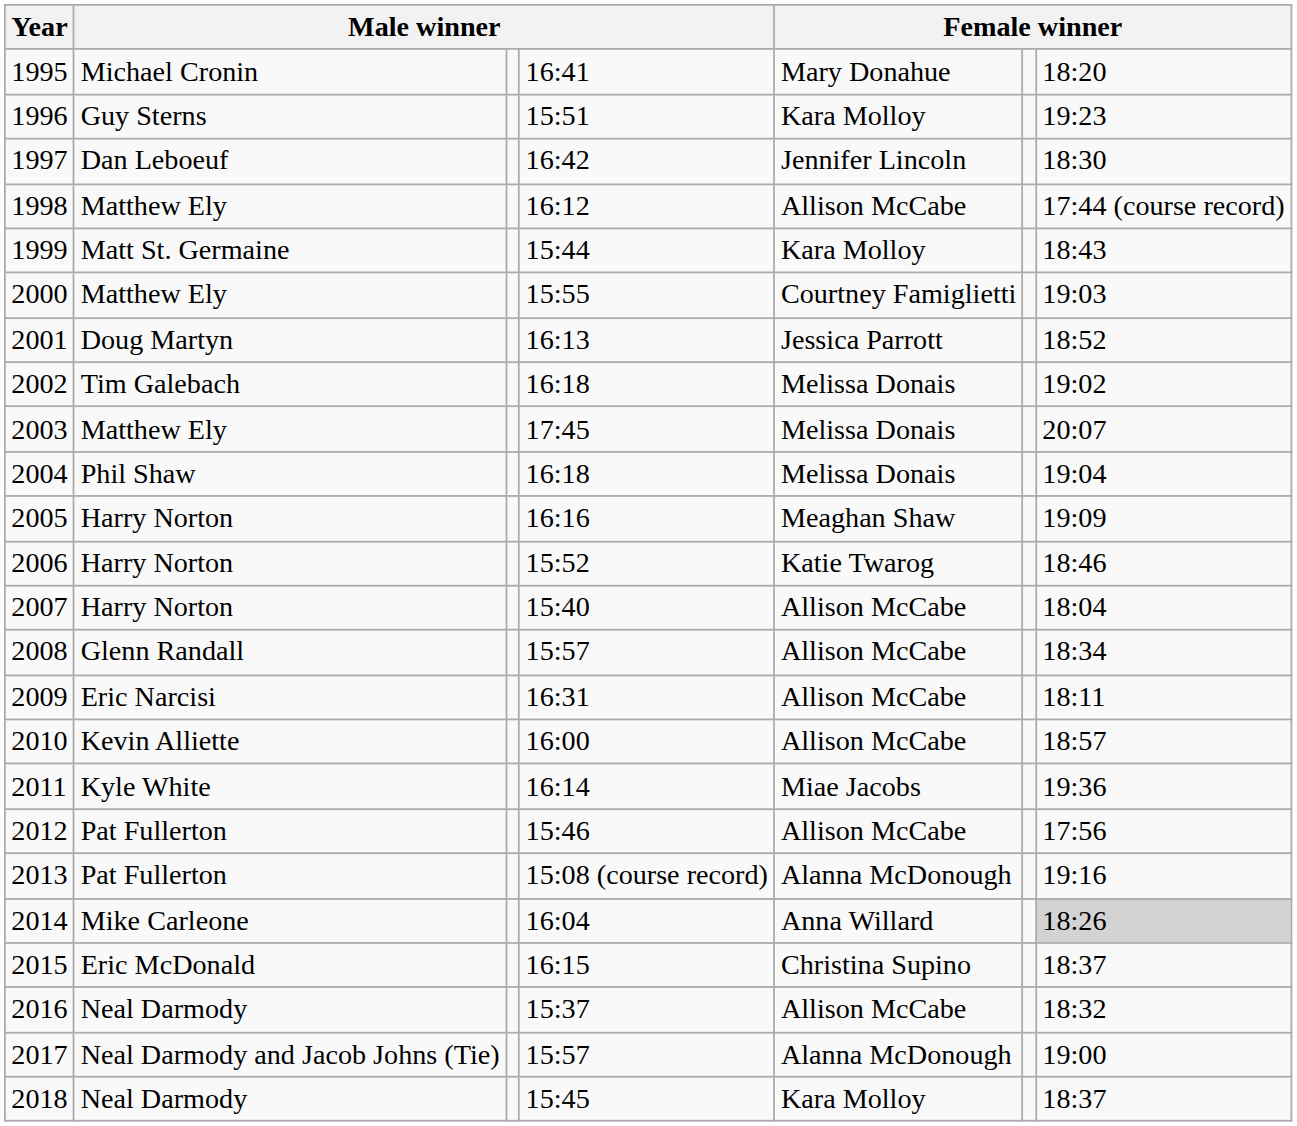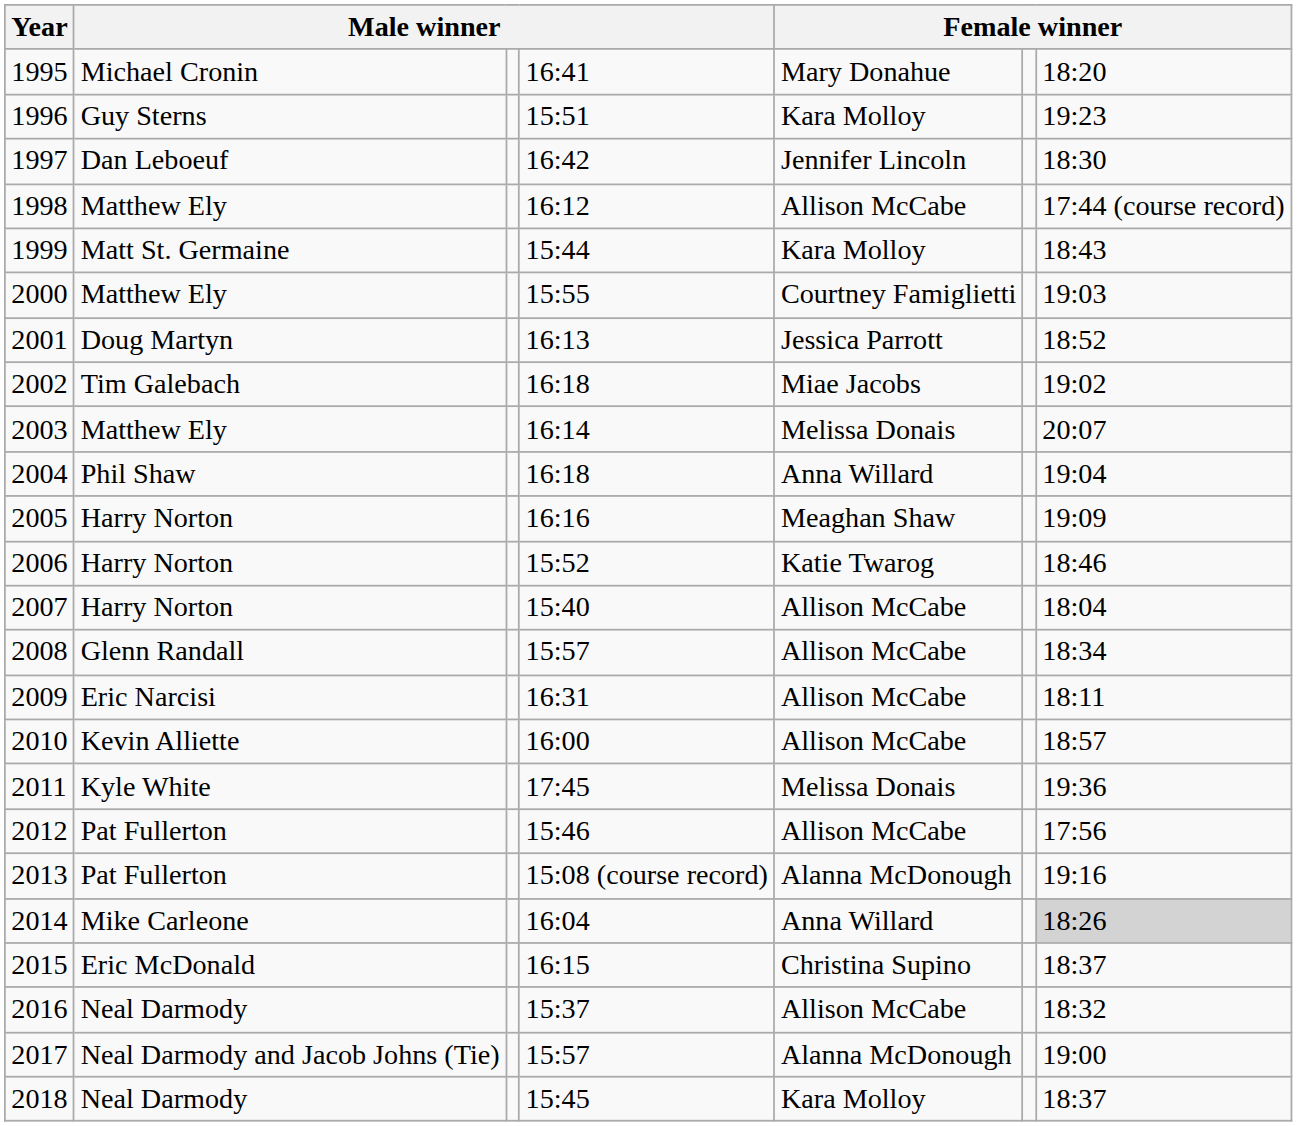(868, 384) Melissa Donais -> (851, 384) Miae Jacobs
(558, 428) 17:45 -> (558, 428) 16:14
(868, 473) Melissa Donais -> (857, 473) Anna Willard
(558, 786) 16:14 -> (558, 786) 17:45
(851, 786) Miae Jacobs -> (868, 786) Melissa Donais
